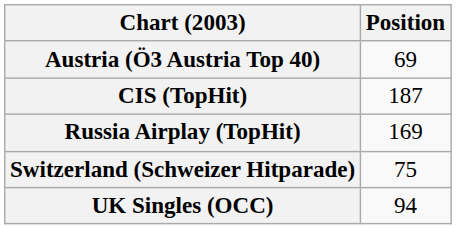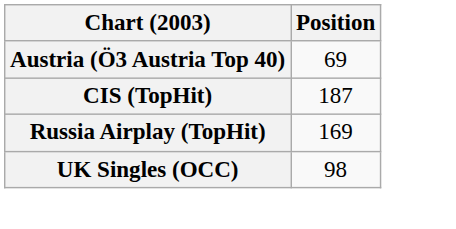- row: (183, 168)
(405, 205) 94 -> (336, 168) 98
